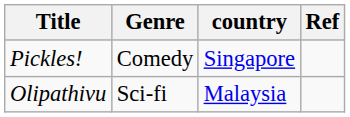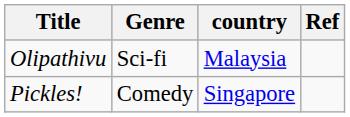rows swapped: (46, 58) <-> (58, 93)
